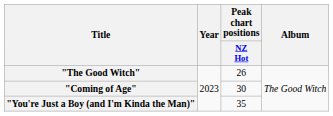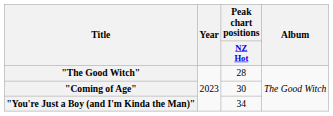(241, 73) 26 -> (241, 73) 28
(241, 103) 35 -> (241, 103) 34
